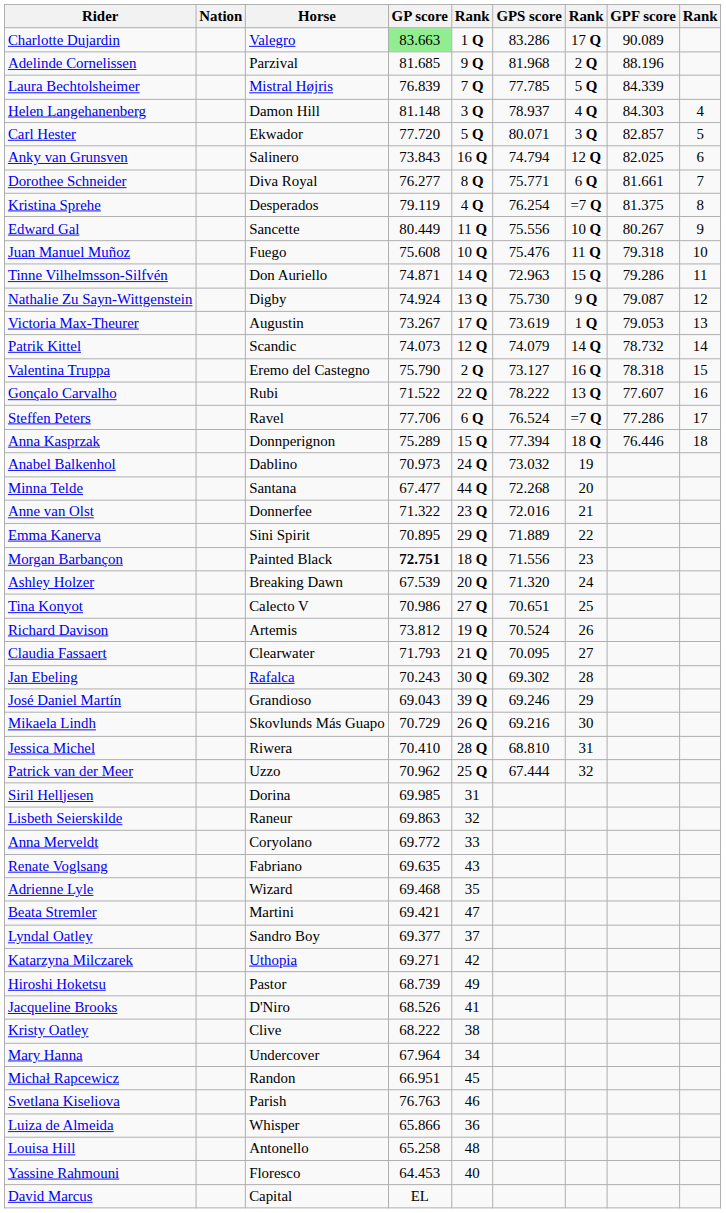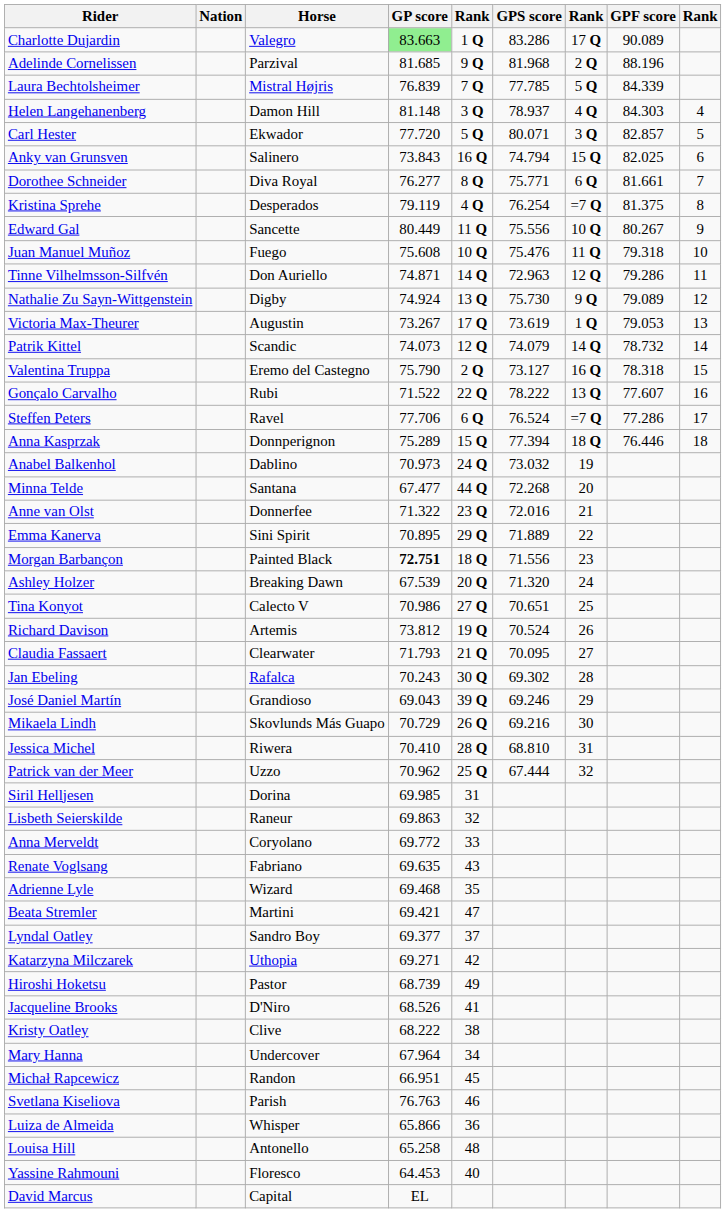(586, 157) 12 Q -> (586, 157) 15 Q
(586, 275) 15 Q -> (586, 275) 12 Q
(643, 299) 79.087 -> (643, 299) 79.089
